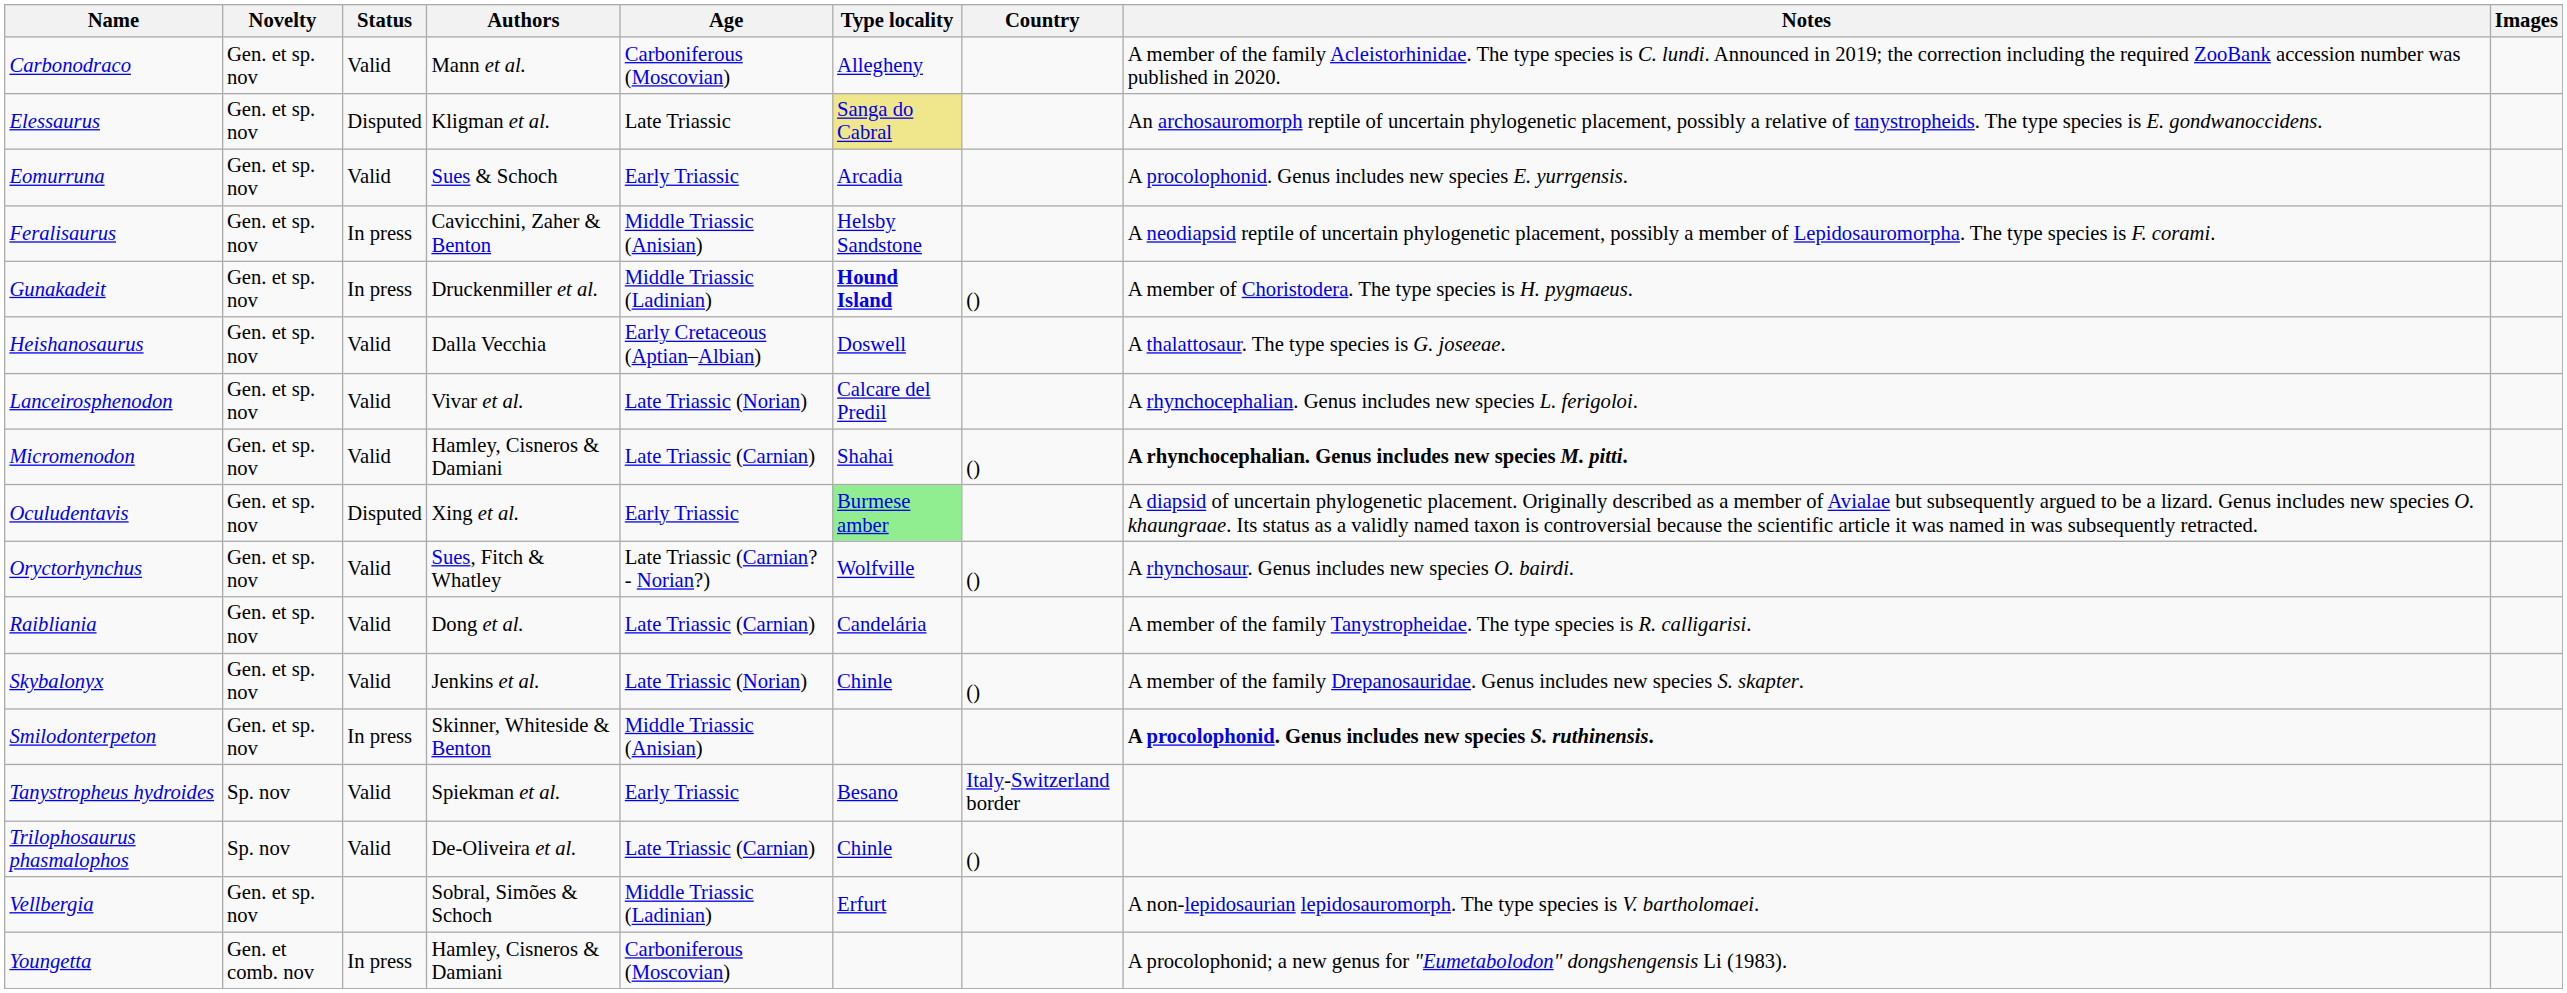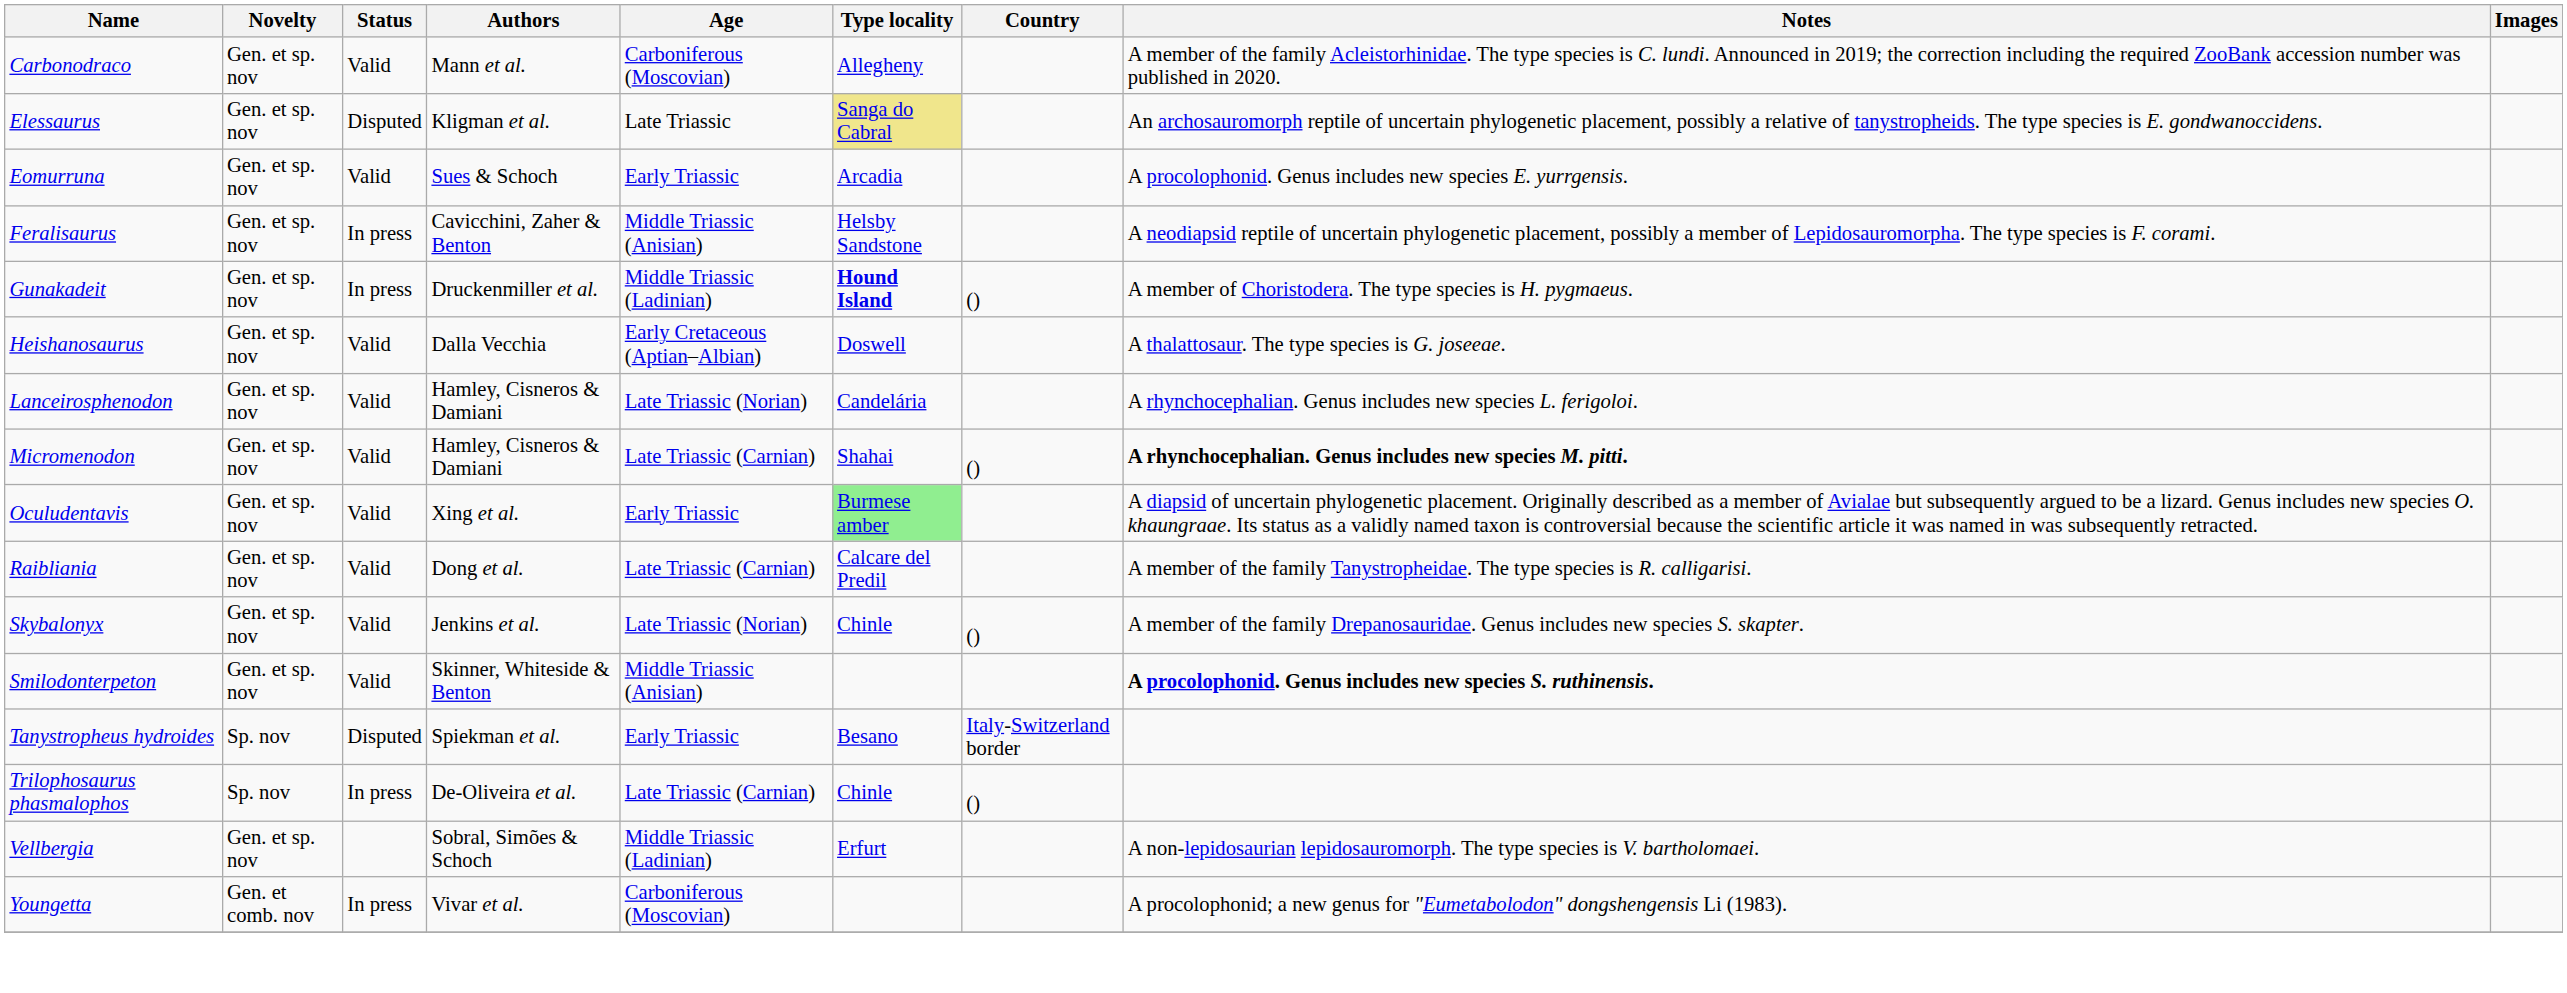(478, 400) Vivar et al. -> (515, 400) Hamley, Cisneros & Damiani
(884, 400) Calcare del Predil -> (882, 400) Candelária
(385, 512) Disputed -> (369, 512) Valid
- row: (76, 568)
(882, 624) Candelária -> (884, 568) Calcare del Predil
(380, 736) In press -> (369, 680) Valid
(369, 792) Valid -> (385, 736) Disputed
(369, 848) Valid -> (380, 792) In press
(515, 960) Hamley, Cisneros & Damiani -> (478, 904) Vivar et al.
